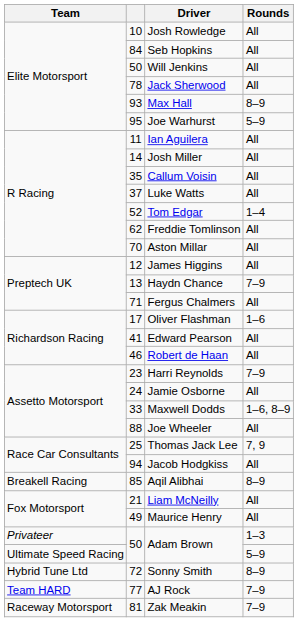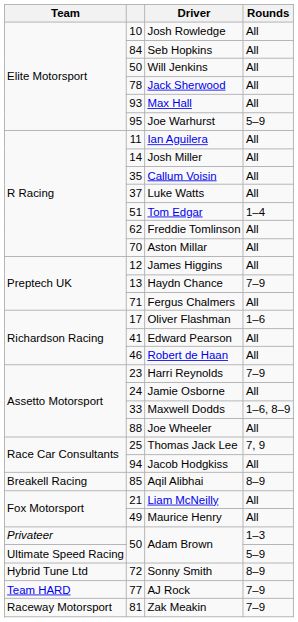(255, 103) 8–9 -> (252, 103) All
(136, 211) 52 -> (136, 211) 51
